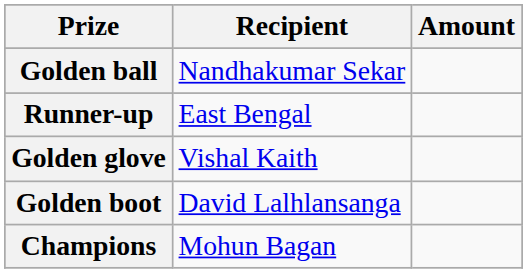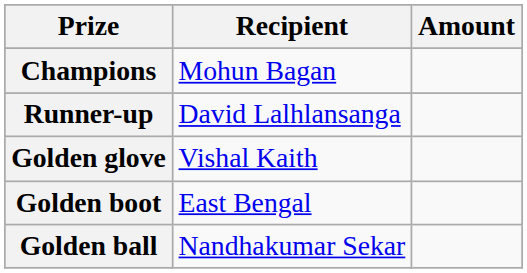rows swapped: (89, 245) <-> (89, 70)
(245, 114) East Bengal -> (290, 114) David Lalhlansanga
(290, 202) David Lalhlansanga -> (245, 202) East Bengal
